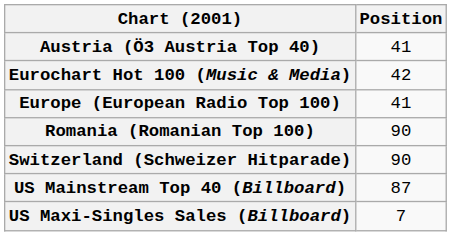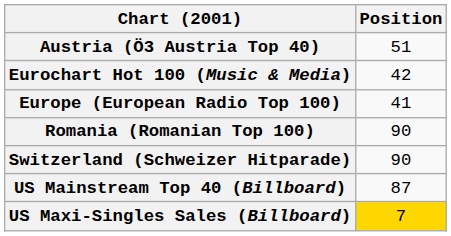(401, 47) 41 -> (401, 47) 51
(401, 216) no background -> (401, 216) gold background
